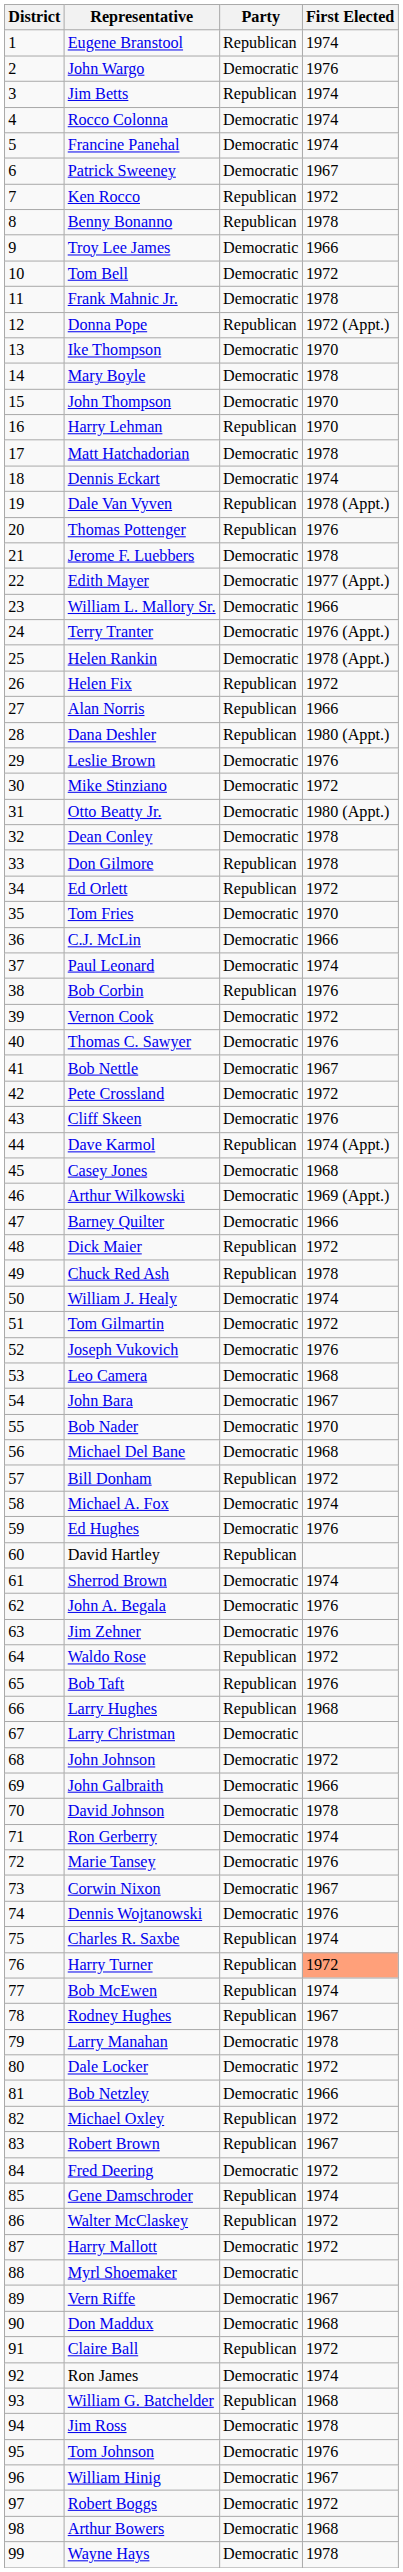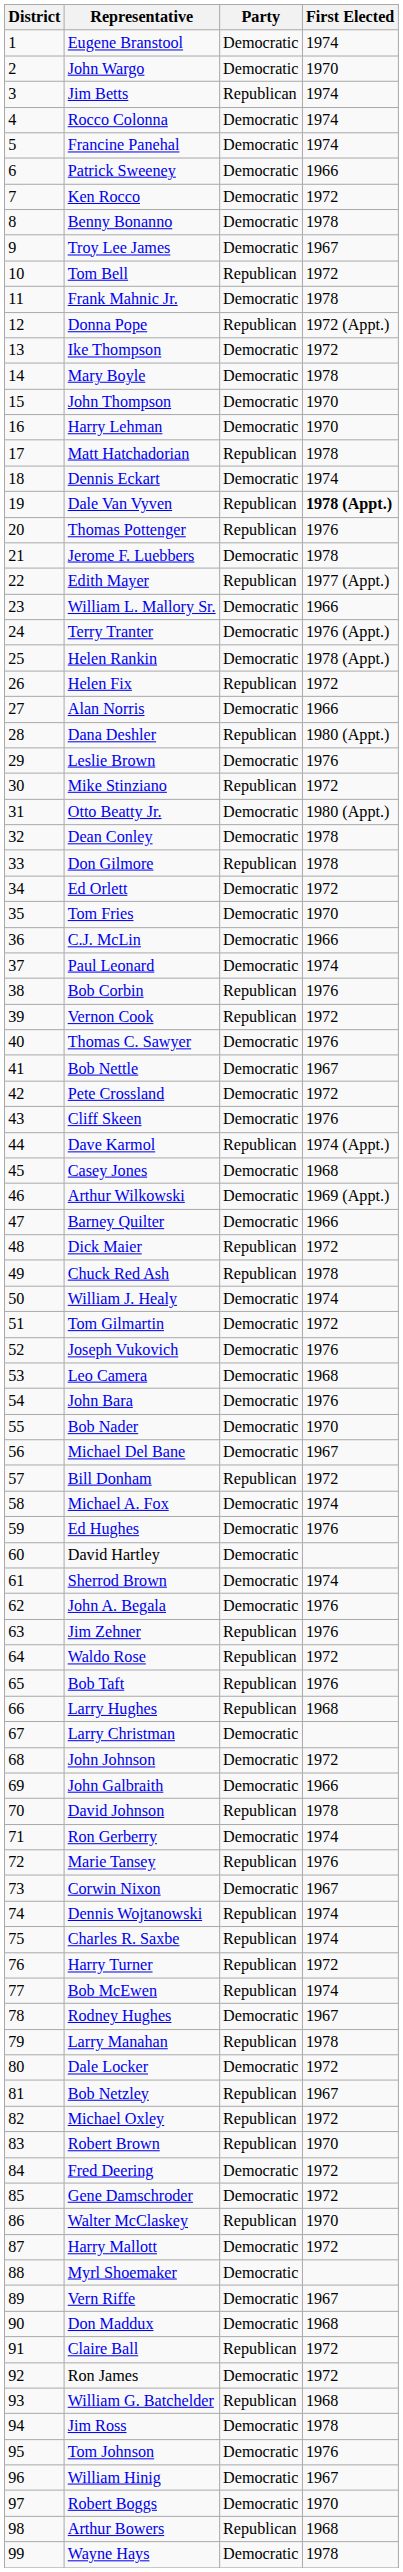(260, 42) Republican -> (261, 42) Democratic
(322, 68) 1976 -> (322, 68) 1970
(322, 171) 1967 -> (322, 171) 1966
(260, 196) Republican -> (261, 196) Democratic
(260, 222) Republican -> (261, 222) Democratic
(322, 247) 1966 -> (322, 247) 1967
(261, 273) Democratic -> (260, 273) Republican
(322, 350) 1970 -> (322, 350) 1972
(260, 427) Republican -> (261, 427) Democratic
(261, 453) Democratic -> (260, 453) Republican
(348, 504) normal -> (349, 504) bold
(261, 581) Democratic -> (260, 581) Republican
(260, 709) Republican -> (261, 709) Democratic
(261, 786) Democratic -> (260, 786) Republican
(260, 888) Republican -> (261, 888) Democratic
(261, 1016) Democratic -> (260, 1016) Republican
(322, 1401) 1967 -> (322, 1401) 1976
(322, 1452) 1968 -> (322, 1452) 1967
(260, 1555) Republican -> (261, 1555) Democratic
(261, 1631) Democratic -> (260, 1631) Republican
(261, 1811) Democratic -> (260, 1811) Republican
(261, 1862) Democratic -> (260, 1862) Republican
(261, 1913) Democratic -> (260, 1913) Republican
(322, 1913) 1976 -> (322, 1913) 1974
(322, 1965) lightsalmon background -> (322, 1965) no background
(260, 2016) Republican -> (261, 2016) Democratic
(261, 2041) Democratic -> (260, 2041) Republican
(261, 2093) Democratic -> (260, 2093) Republican
(322, 2093) 1966 -> (322, 2093) 1967
(322, 2144) 1967 -> (322, 2144) 1970
(260, 2195) Republican -> (261, 2195) Democratic
(322, 2195) 1974 -> (322, 2195) 1972
(322, 2221) 1972 -> (322, 2221) 1970
(322, 2375) 1974 -> (322, 2375) 1972
(322, 2503) 1972 -> (322, 2503) 1970
(261, 2528) Democratic -> (260, 2528) Republican
